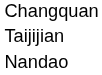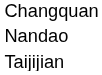rows swapped: (36, 61) <-> (34, 36)
